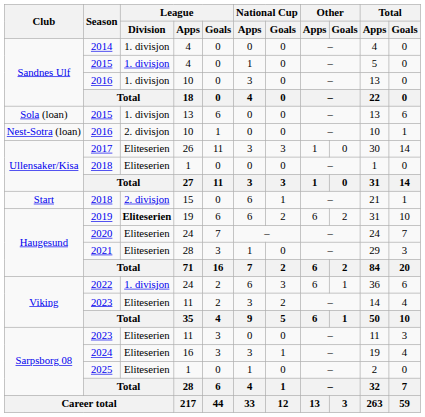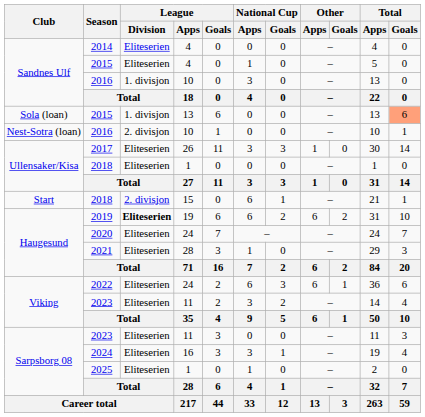(147, 47) 1. divisjon -> (147, 47) Eliteserien
(147, 64) 1. divisjon -> (147, 64) Eliteserien
(405, 115) no background -> (405, 115) lightsalmon background
(147, 285) 1. divisjon -> (147, 285) Eliteserien
